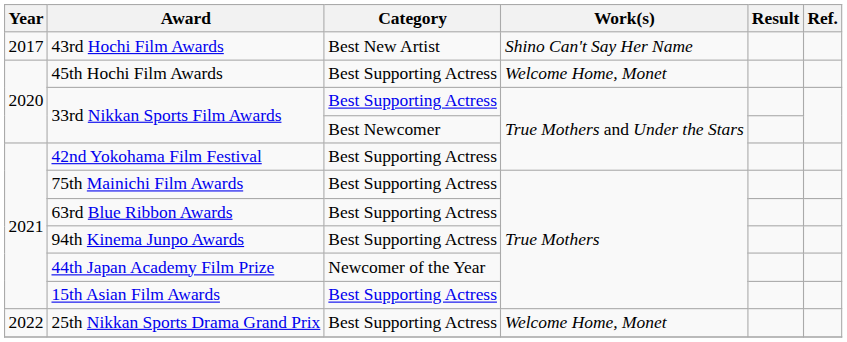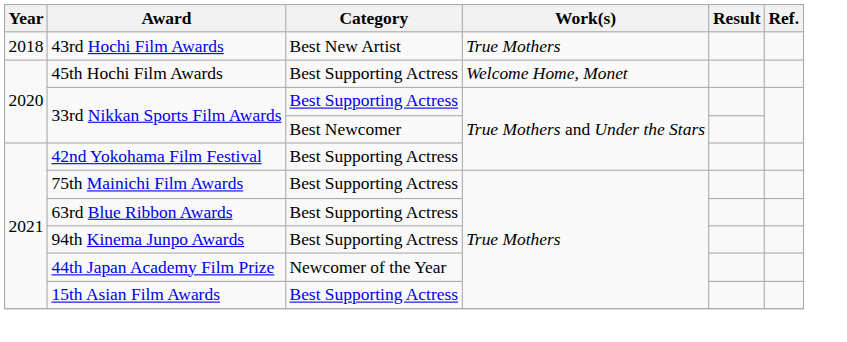(26, 45) 2017 -> (26, 45) 2018
(599, 45) Shino Can't Say Her Name -> (513, 45) True Mothers
- row: (186, 322)
